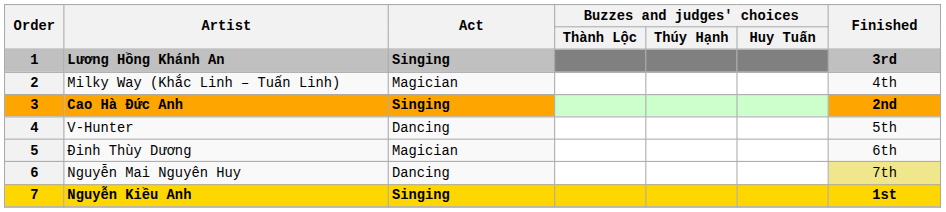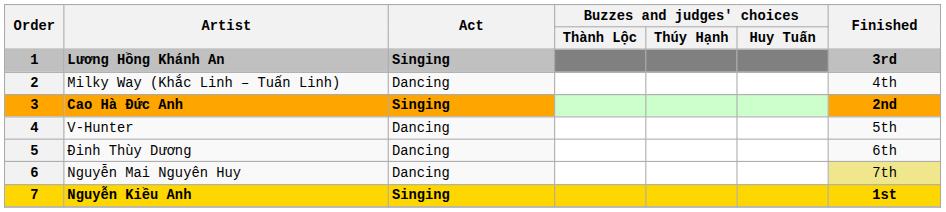(425, 83) Magician -> (421, 83) Dancing
(425, 151) Magician -> (421, 151) Dancing
